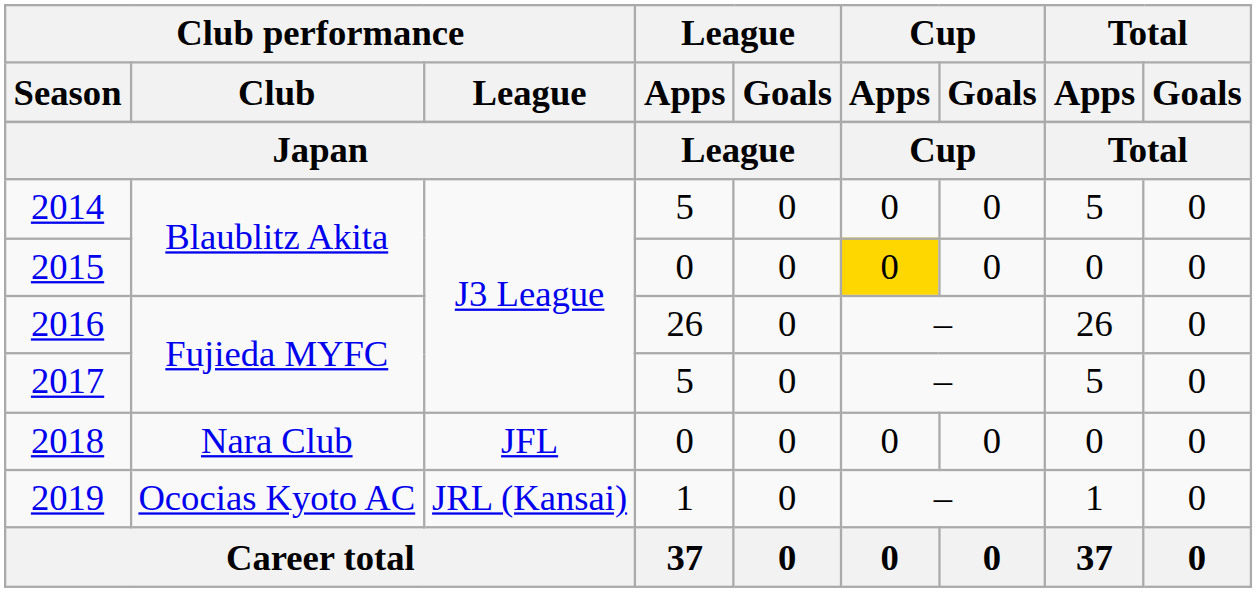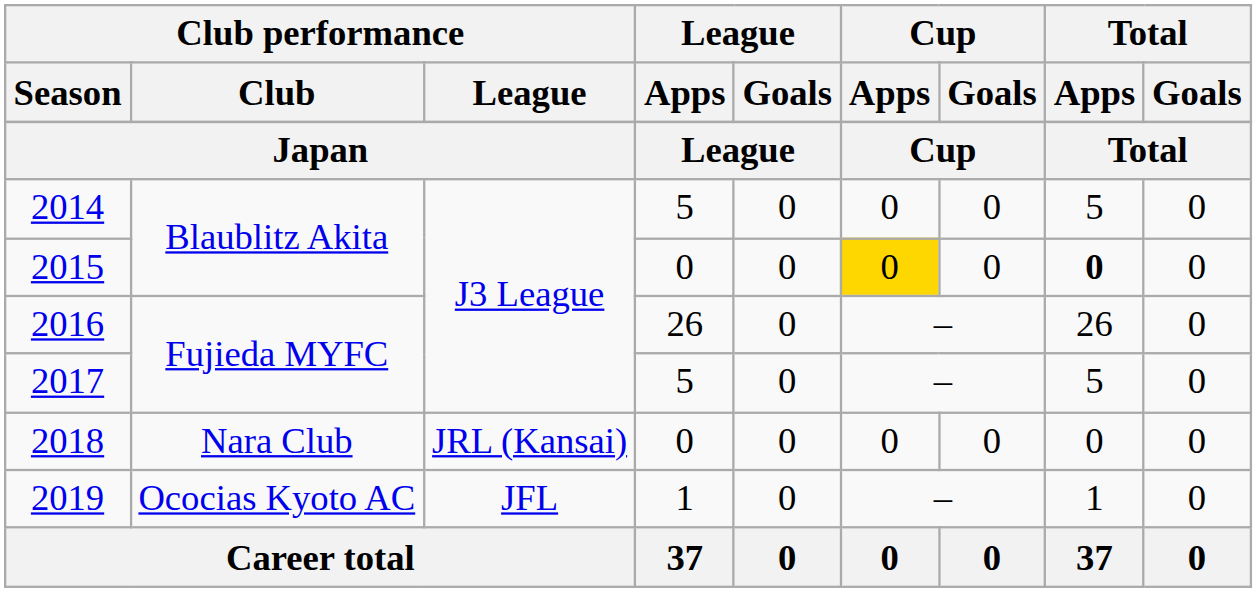(1094, 265) normal -> (1094, 265) bold
(530, 440) JFL -> (530, 440) JRL (Kansai)
(530, 498) JRL (Kansai) -> (530, 498) JFL
